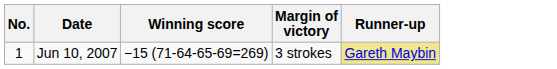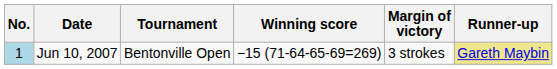+ column: (177, 24)
(19, 53) no background -> (19, 53) lightblue background
